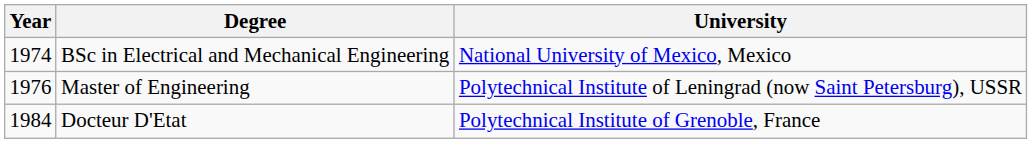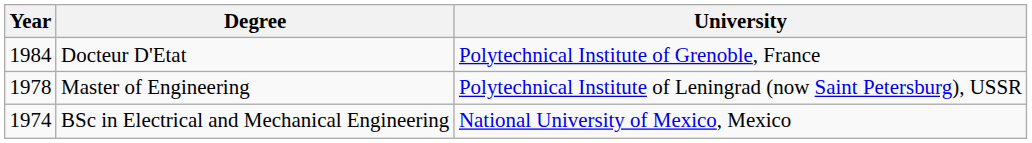rows swapped: (255, 54) <-> (124, 120)
(30, 87) 1976 -> (30, 87) 1978
